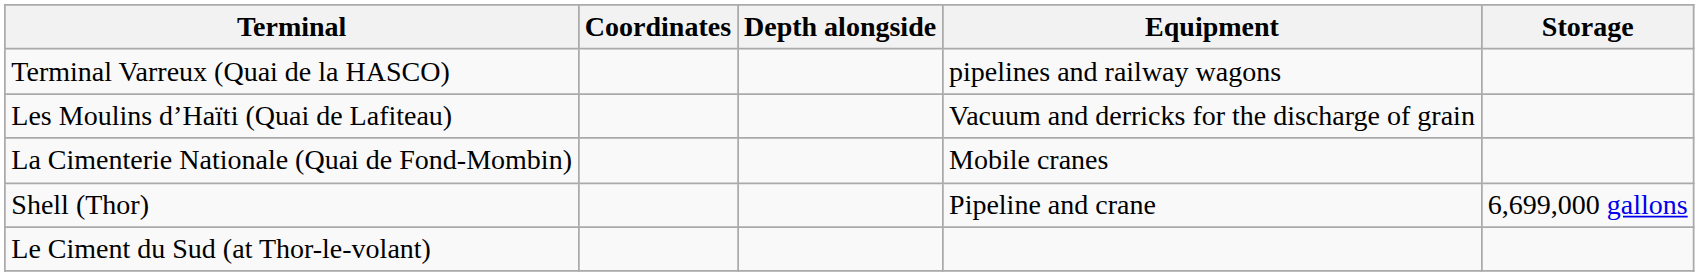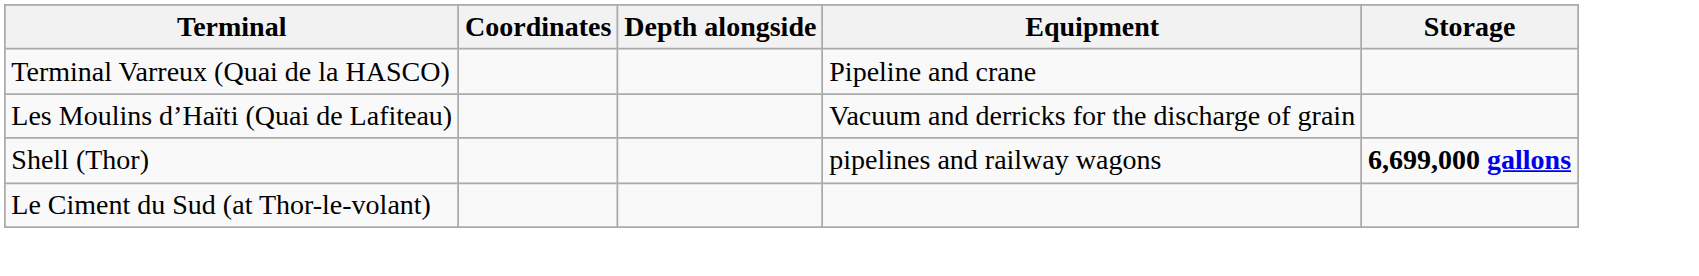(1115, 71) pipelines and railway wagons -> (933, 71) Pipeline and crane
- row: (292, 159)
(1052, 204) Pipeline and crane -> (995, 159) pipelines and railway wagons
(1588, 204) normal -> (1470, 159) bold
